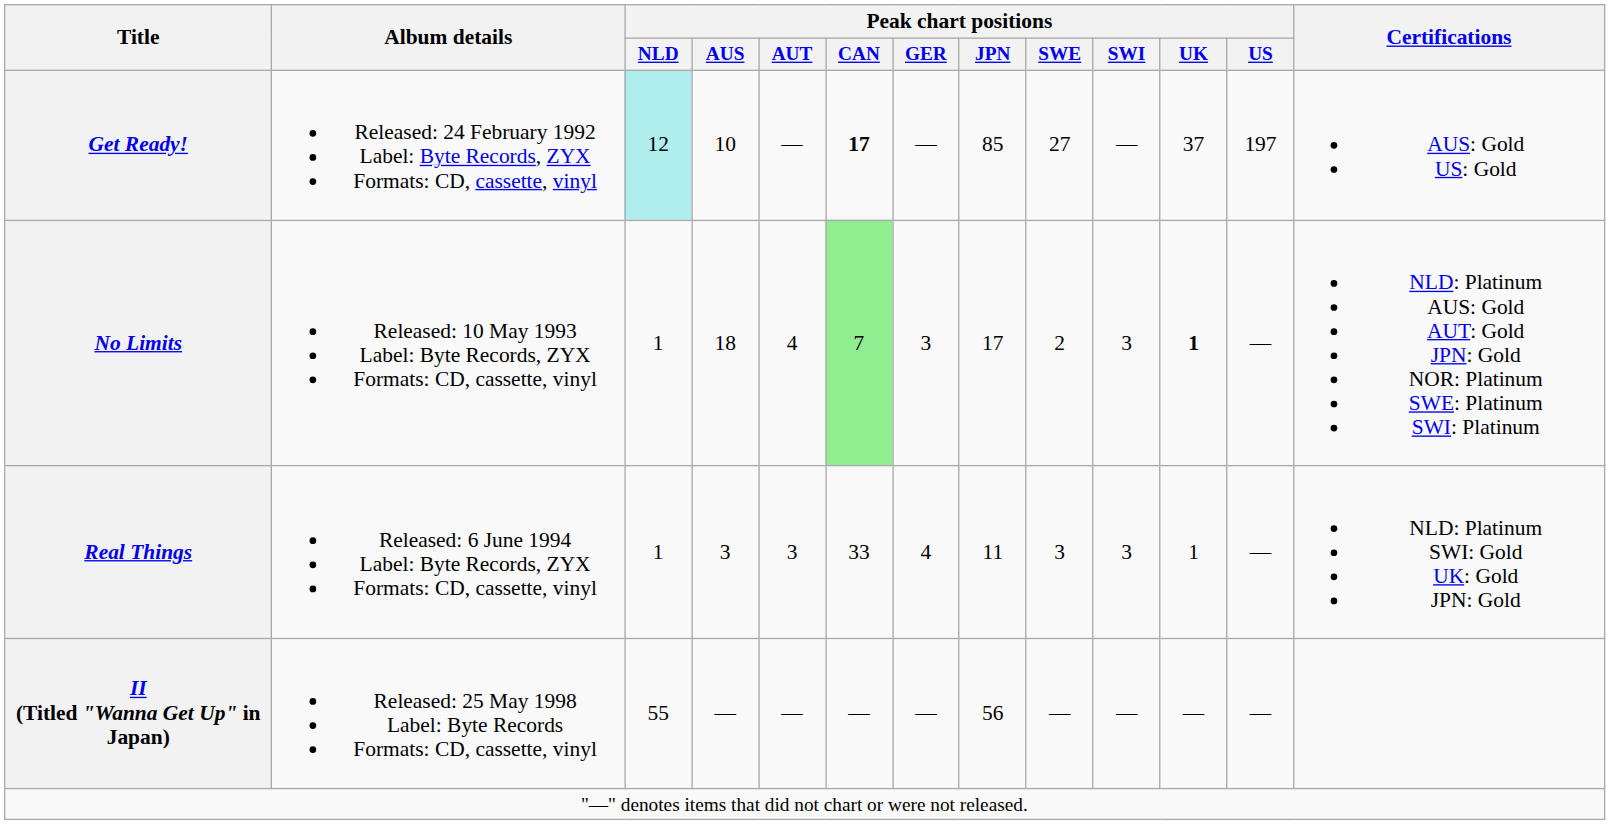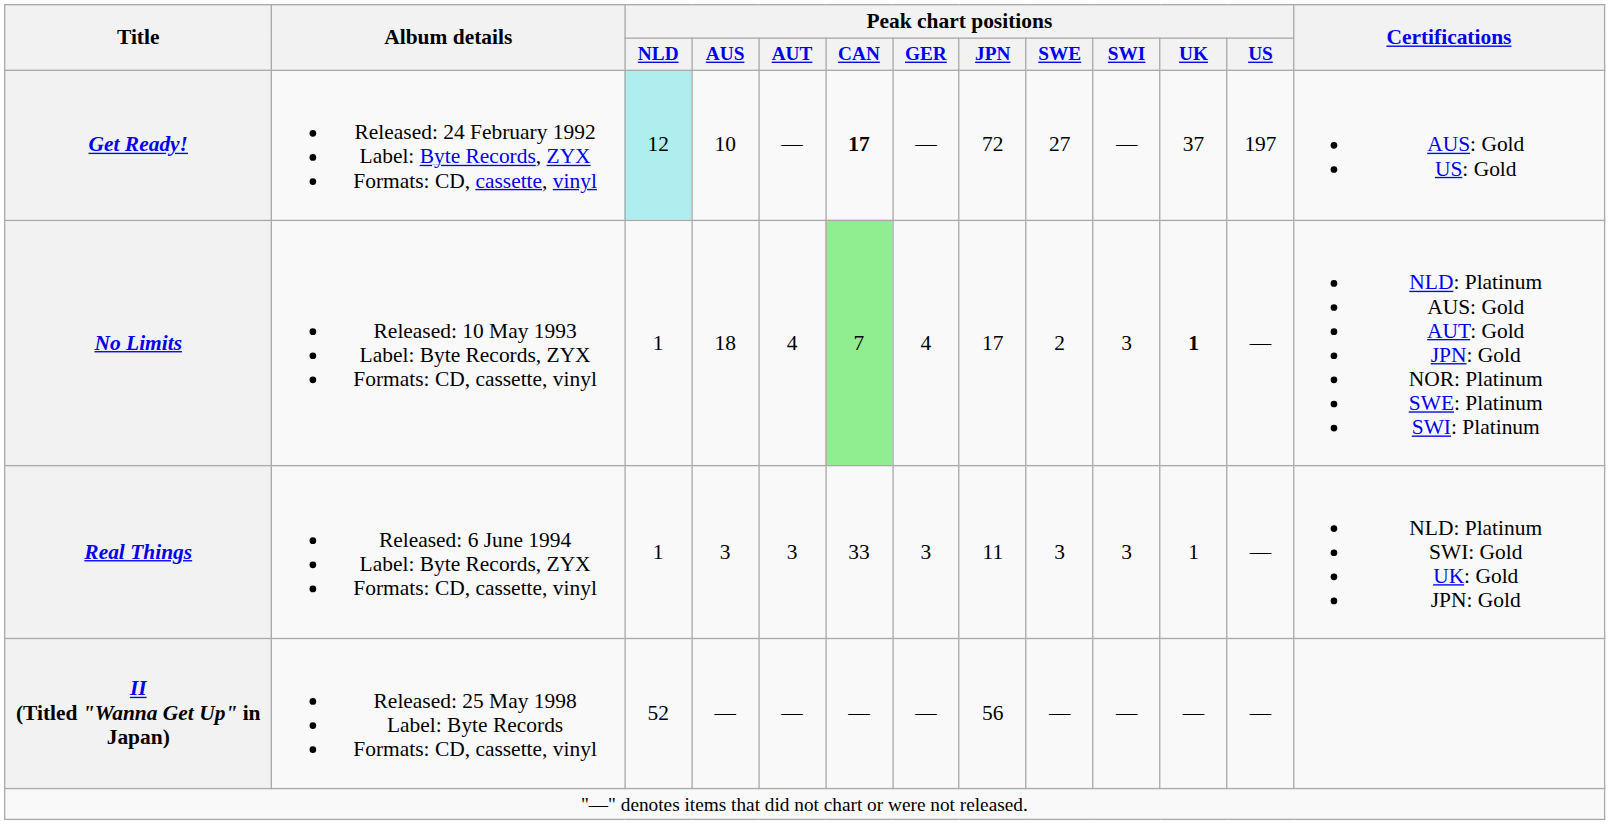(993, 144) 85 -> (993, 144) 72
(926, 342) 3 -> (926, 342) 4
(926, 551) 4 -> (926, 551) 3
(658, 713) 55 -> (658, 713) 52
